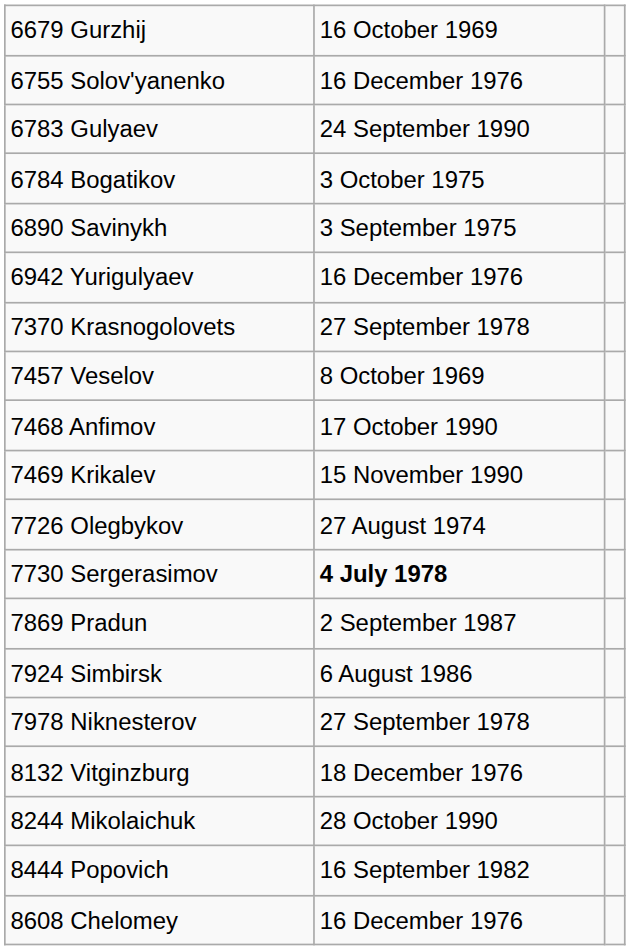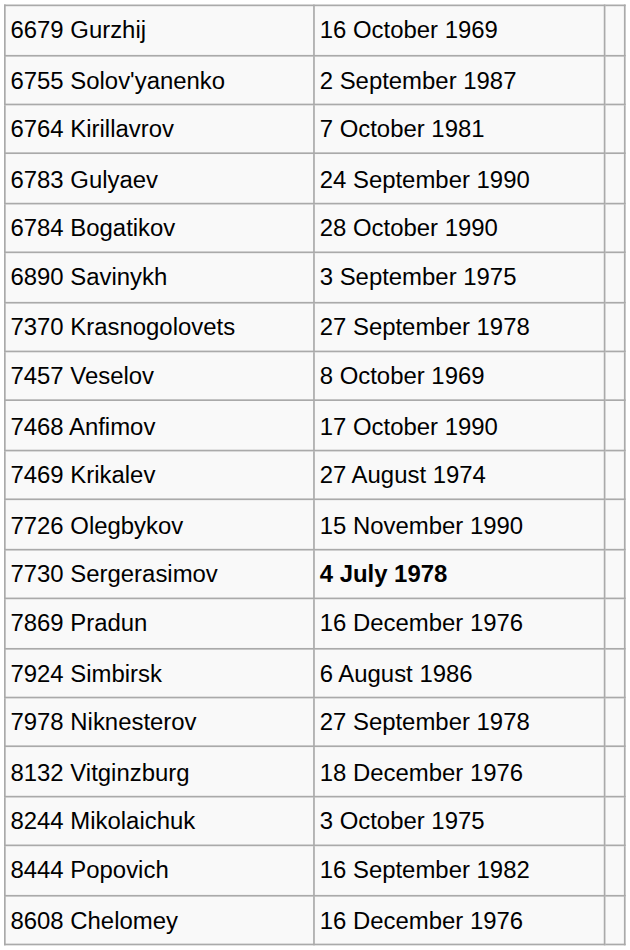(421, 80) 16 December 1976 -> (418, 80) 2 September 1987
+ row: (92, 129)
(402, 179) 3 October 1975 -> (409, 228) 28 October 1990
- row: (102, 277)
(421, 475) 15 November 1990 -> (403, 475) 27 August 1974
(403, 524) 27 August 1974 -> (421, 524) 15 November 1990
(418, 623) 2 September 1987 -> (421, 623) 16 December 1976
(409, 821) 28 October 1990 -> (402, 821) 3 October 1975
